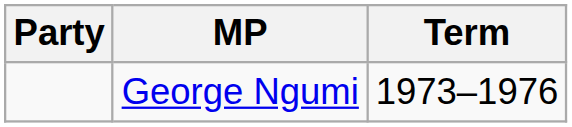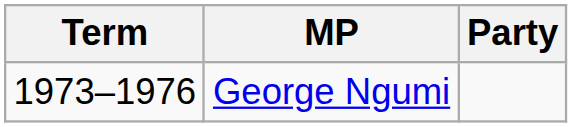columns swapped: (467, 33) <-> (59, 33)
